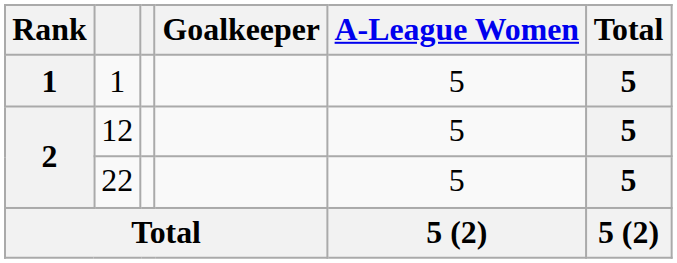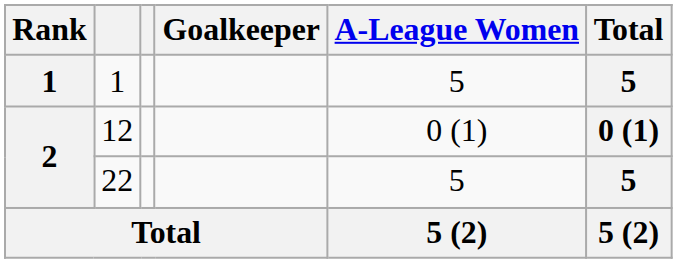(457, 130) 5 -> (457, 130) 0 (1)
(628, 130) 5 -> (628, 130) 0 (1)
